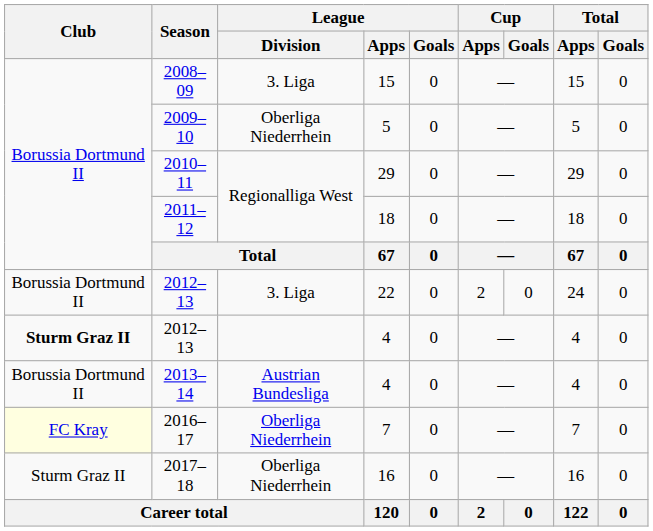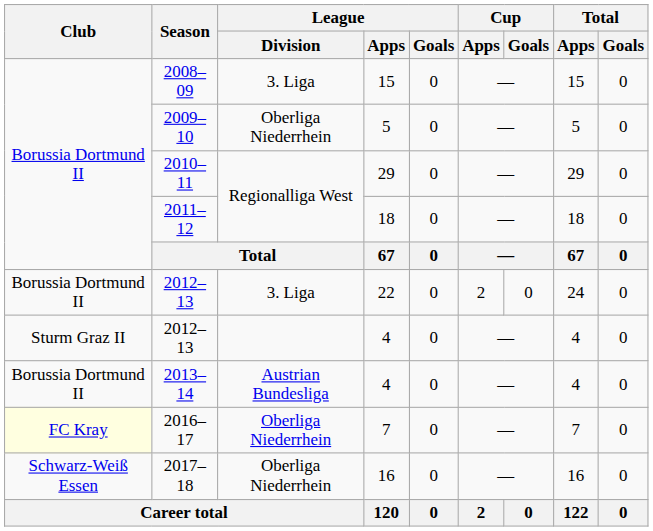(78, 338) bold -> (78, 338) normal
(78, 476) Sturm Graz II -> (78, 476) Schwarz-Weiß Essen
